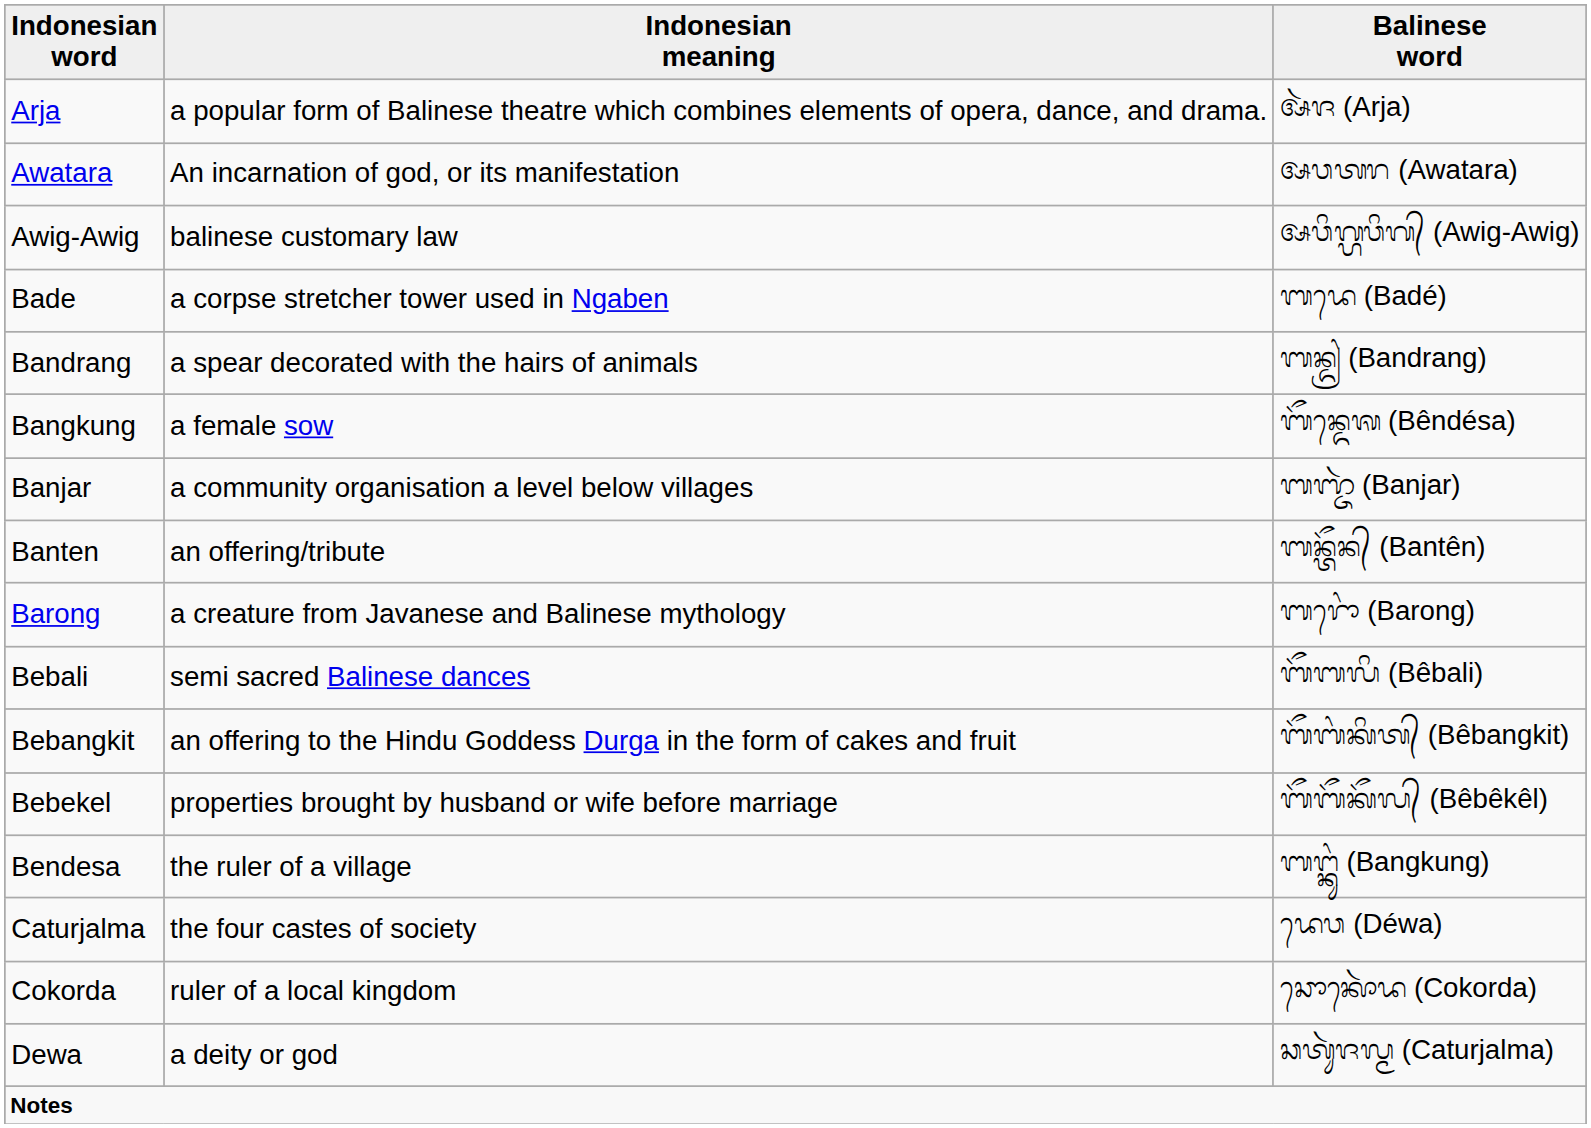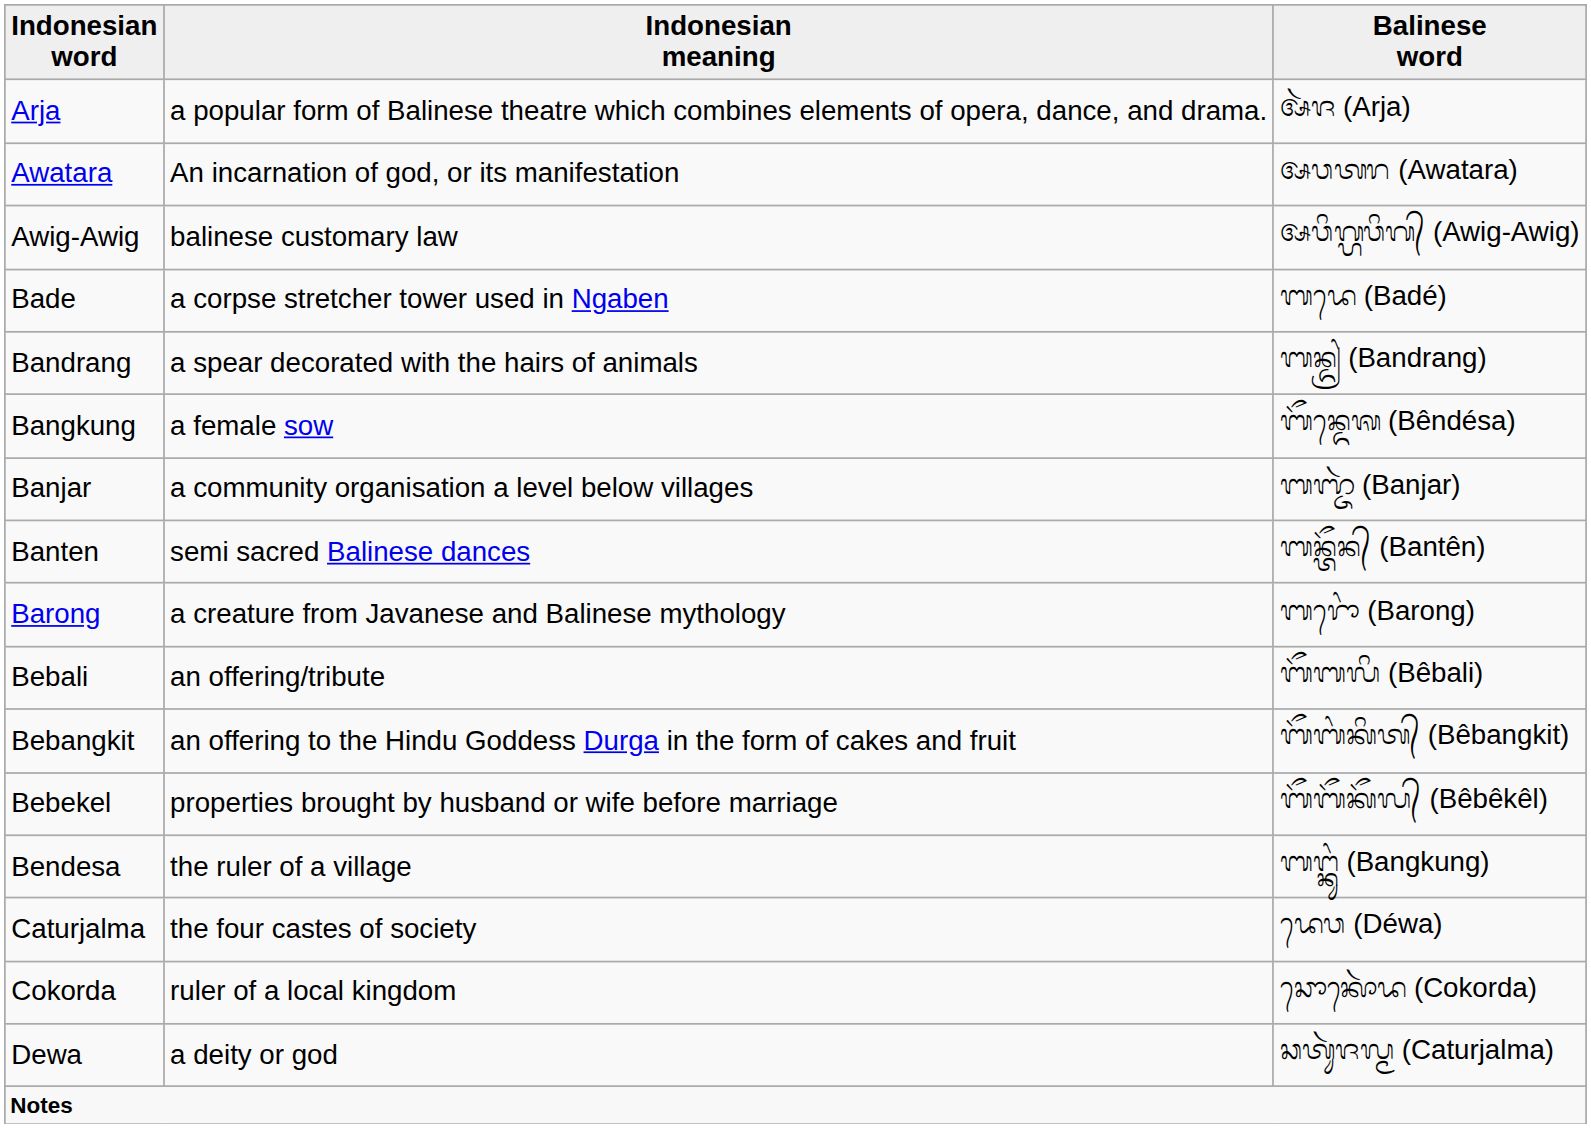(278, 551) an offering/tribute -> (350, 551) semi sacred Balinese dances
(350, 677) semi sacred Balinese dances -> (278, 677) an offering/tribute
